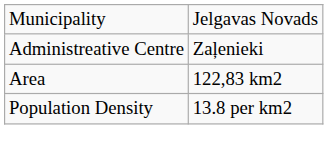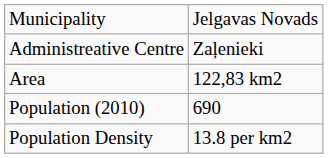+ row: (77, 108)
